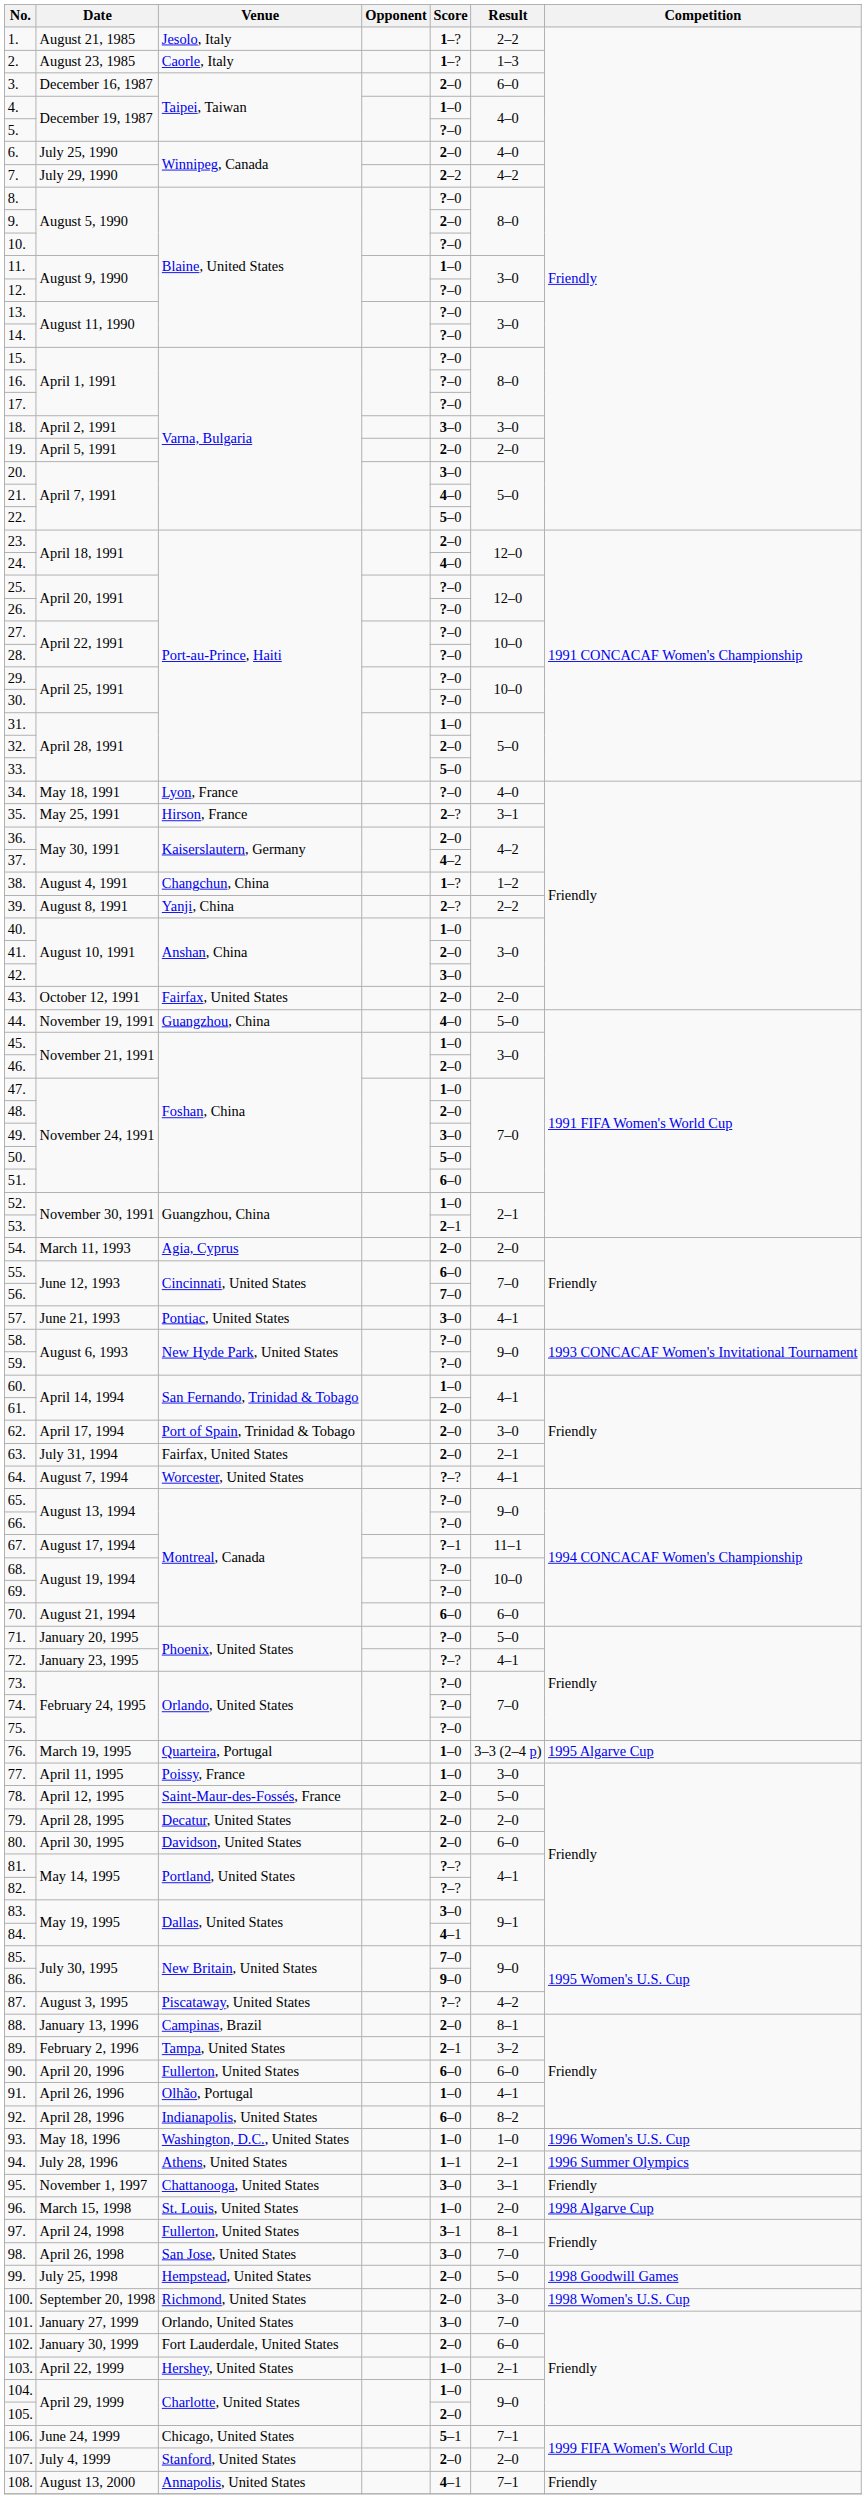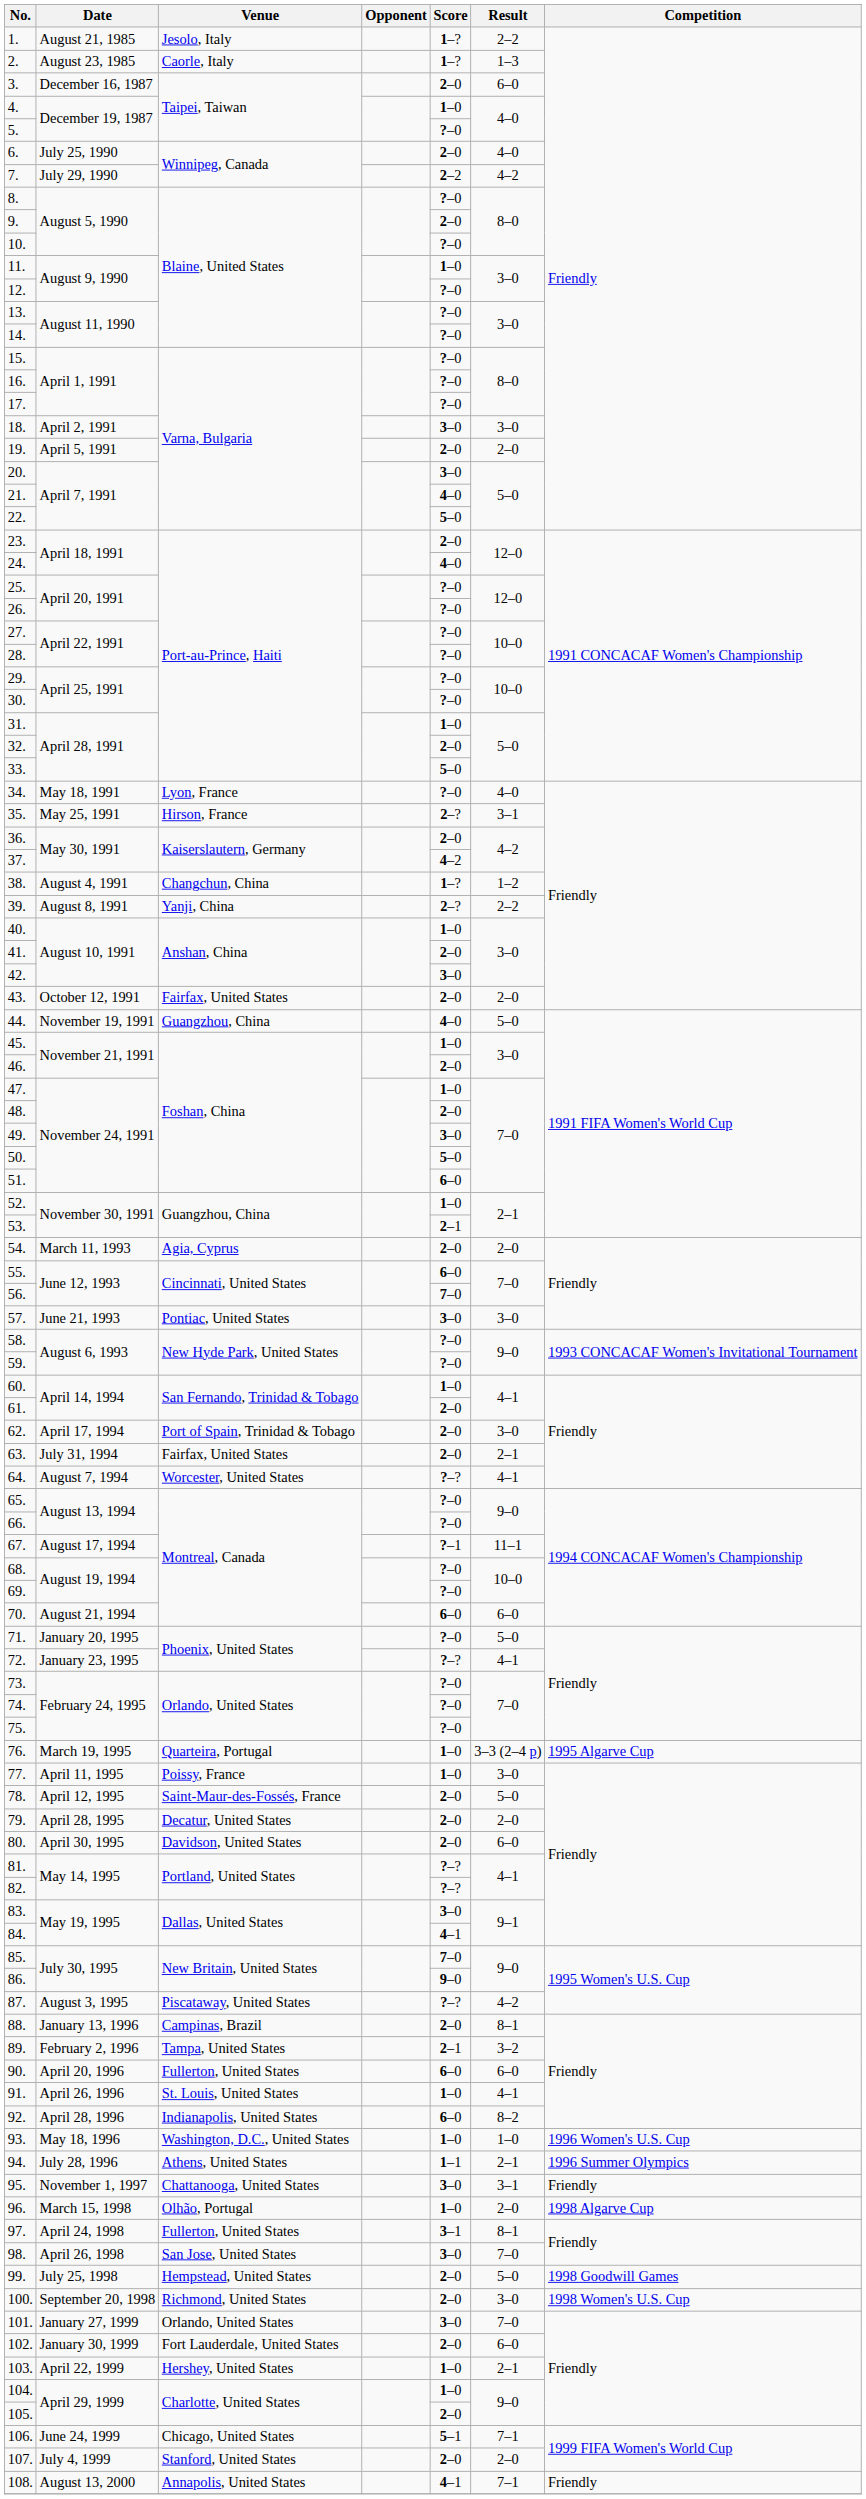(508, 1317) 4–1 -> (508, 1317) 3–0
(207, 2094) Olhão, Portugal -> (230, 2094) St. Louis, United States
(230, 2208) St. Louis, United States -> (207, 2208) Olhão, Portugal
